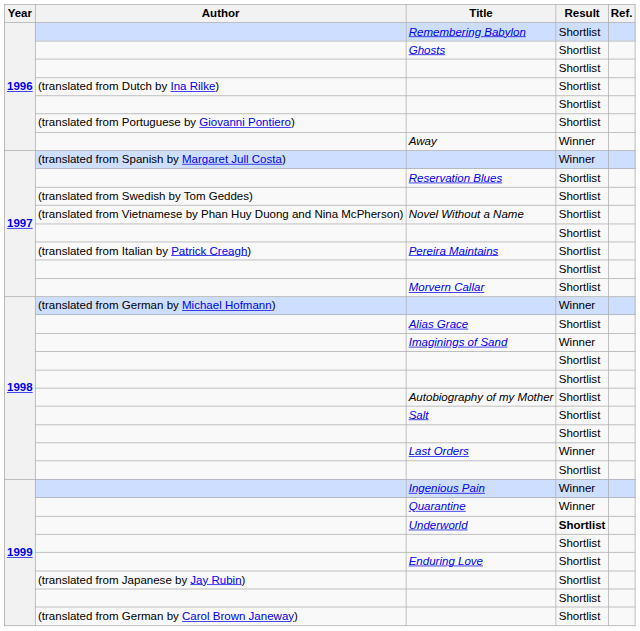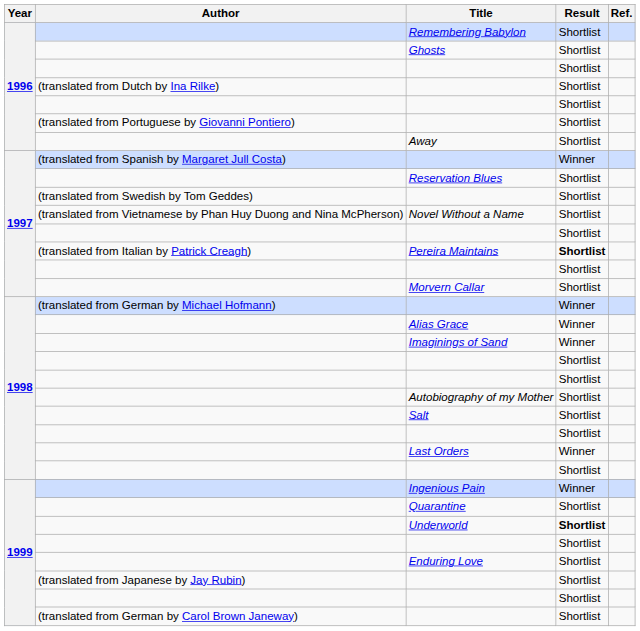(577, 141) Winner -> (580, 141) Shortlist
(580, 251) normal -> (582, 251) bold
(580, 324) Shortlist -> (577, 324) Winner
(577, 506) Winner -> (580, 506) Shortlist
